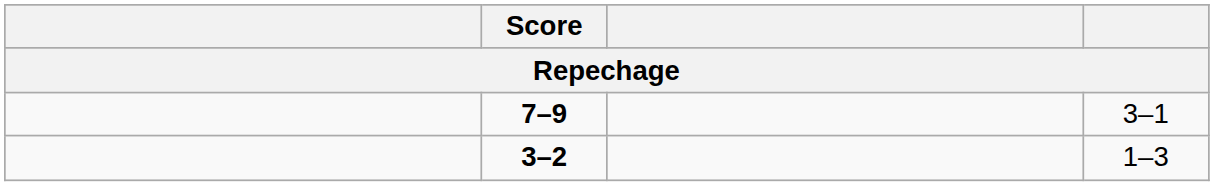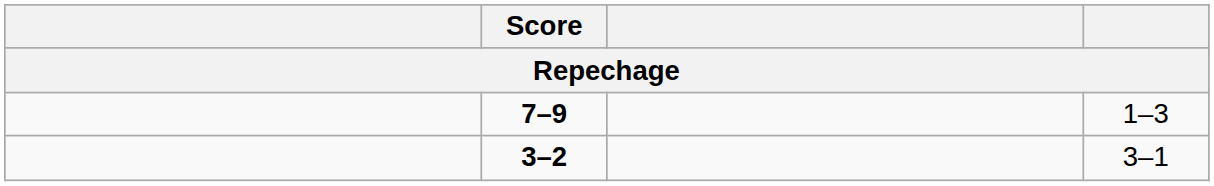(1146, 113) 3–1 -> (1146, 113) 1–3
(1146, 157) 1–3 -> (1146, 157) 3–1
